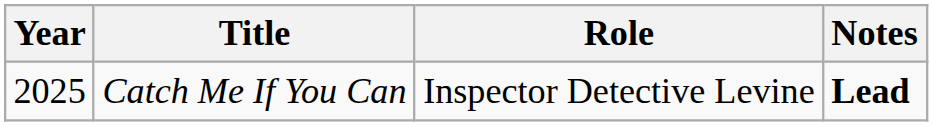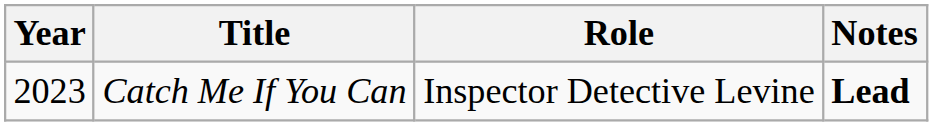(50, 90) 2025 -> (50, 90) 2023
